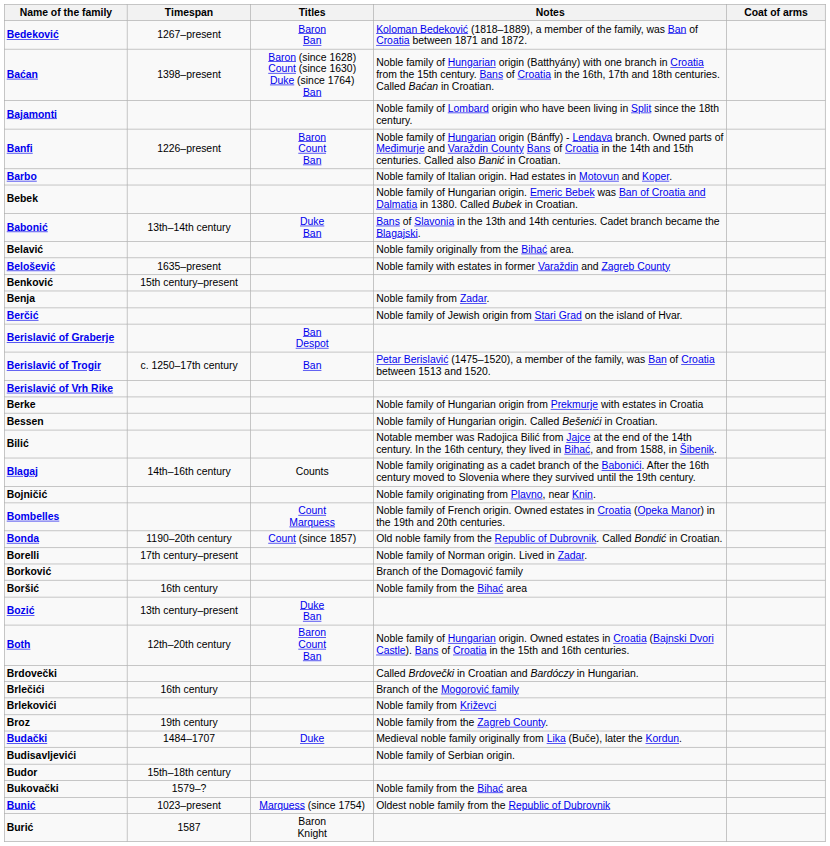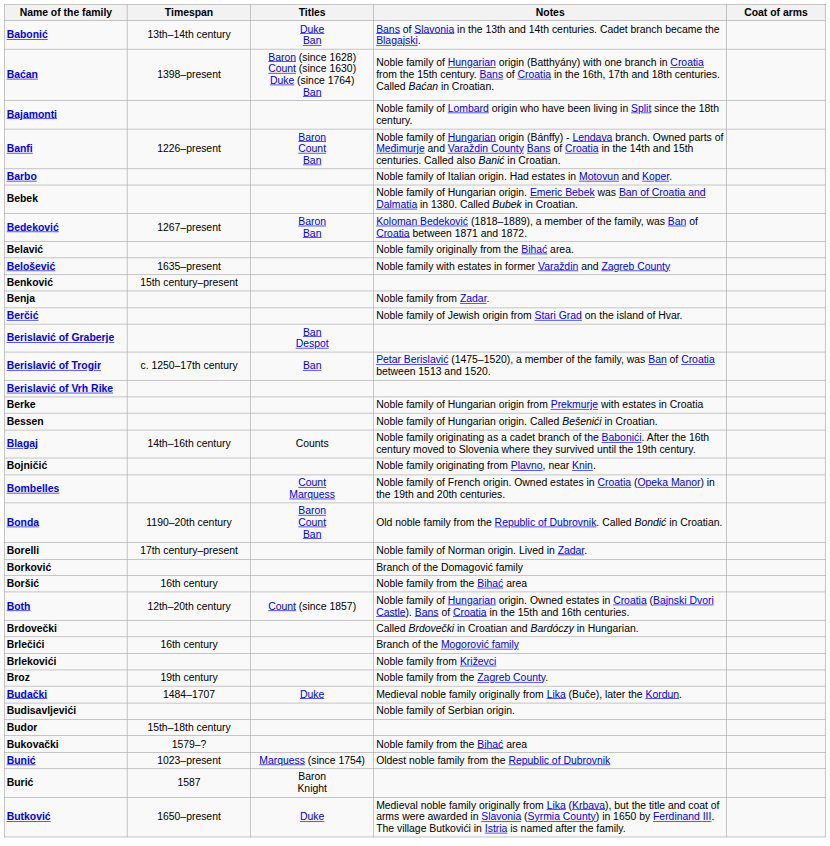rows swapped: (27, 227) <-> (33, 35)
- row: (18, 444)
(312, 539) Count (since 1857) -> (312, 522) Baron Count Ban
- row: (21, 611)
(312, 645) Baron Count Ban -> (312, 606) Count (since 1857)
+ row: (29, 817)
